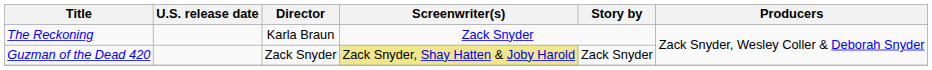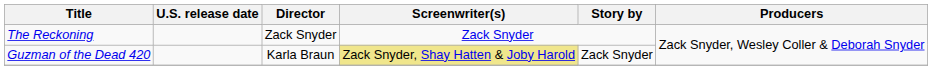(301, 34) Karla Braun -> (301, 34) Zack Snyder
(301, 55) Zack Snyder -> (301, 55) Karla Braun
